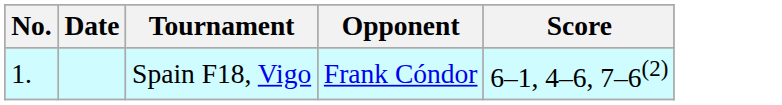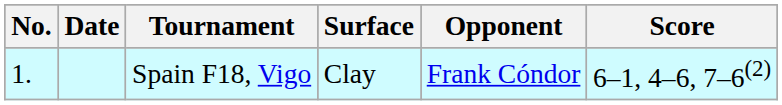+ column: (369, 26)
